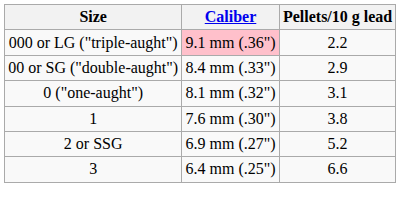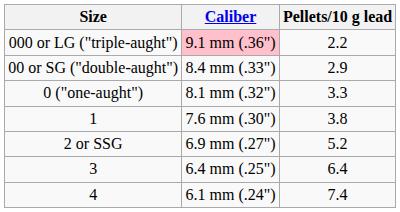(338, 93) 3.1 -> (338, 93) 3.3
(338, 169) 6.6 -> (338, 169) 6.4
+ row: (93, 194)
